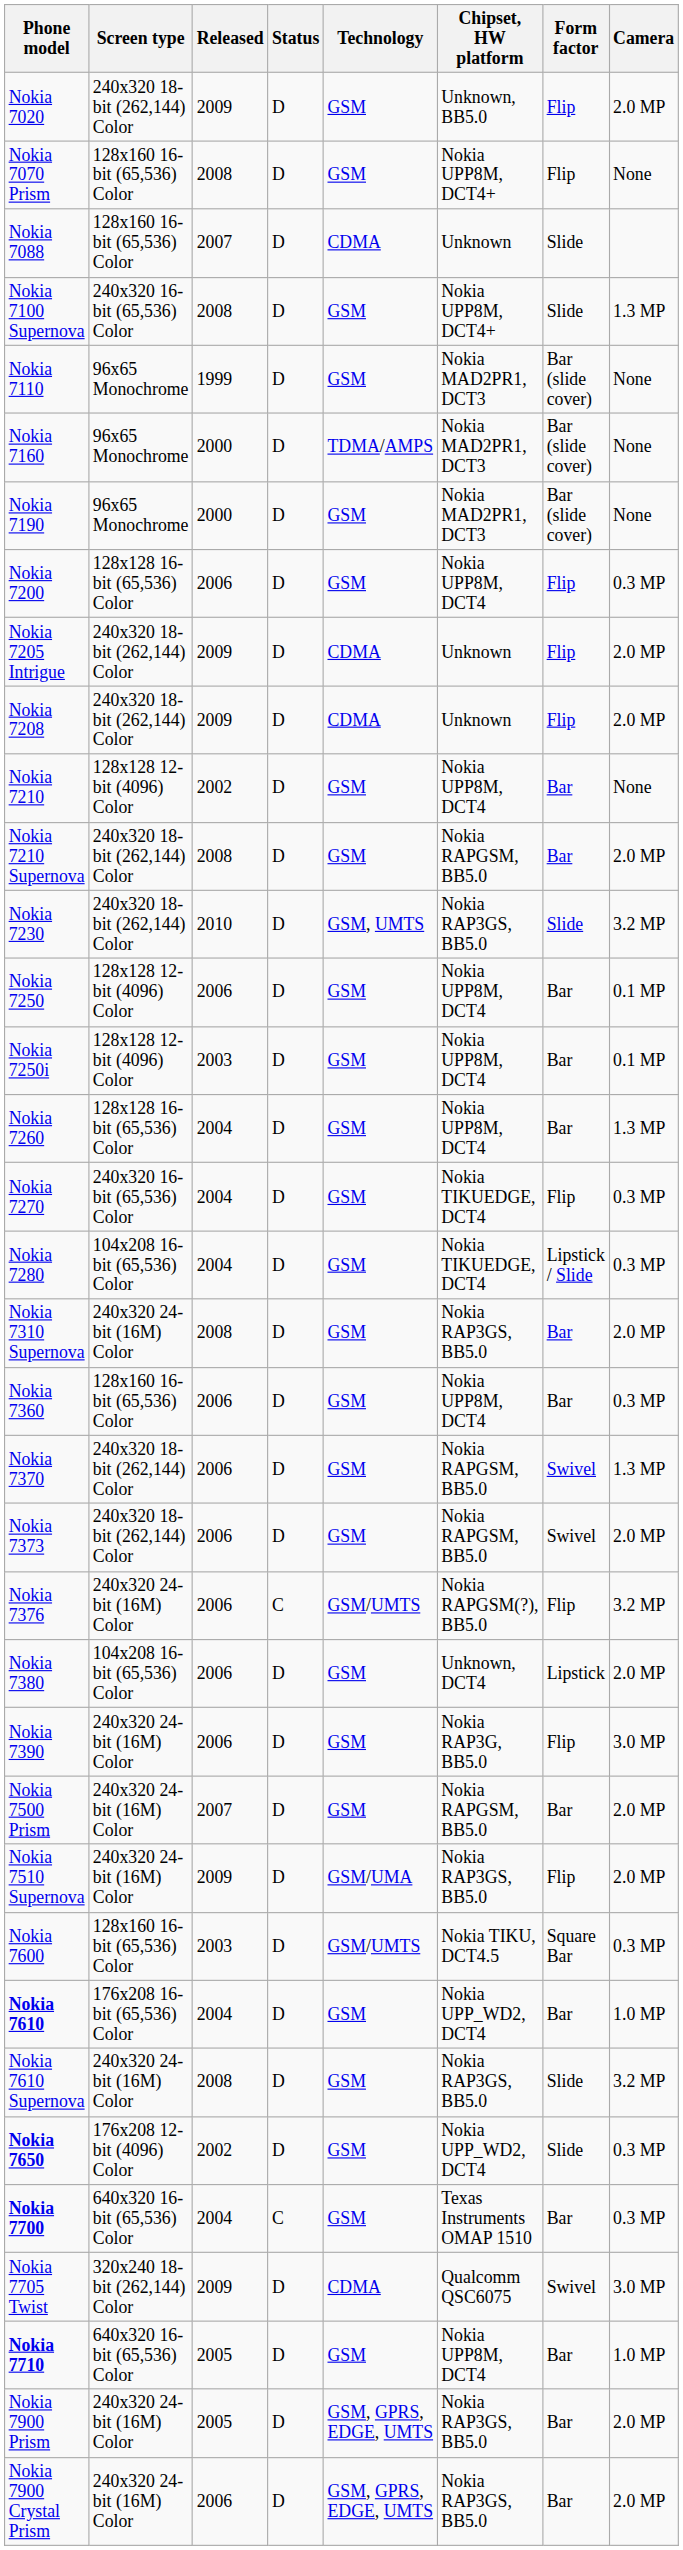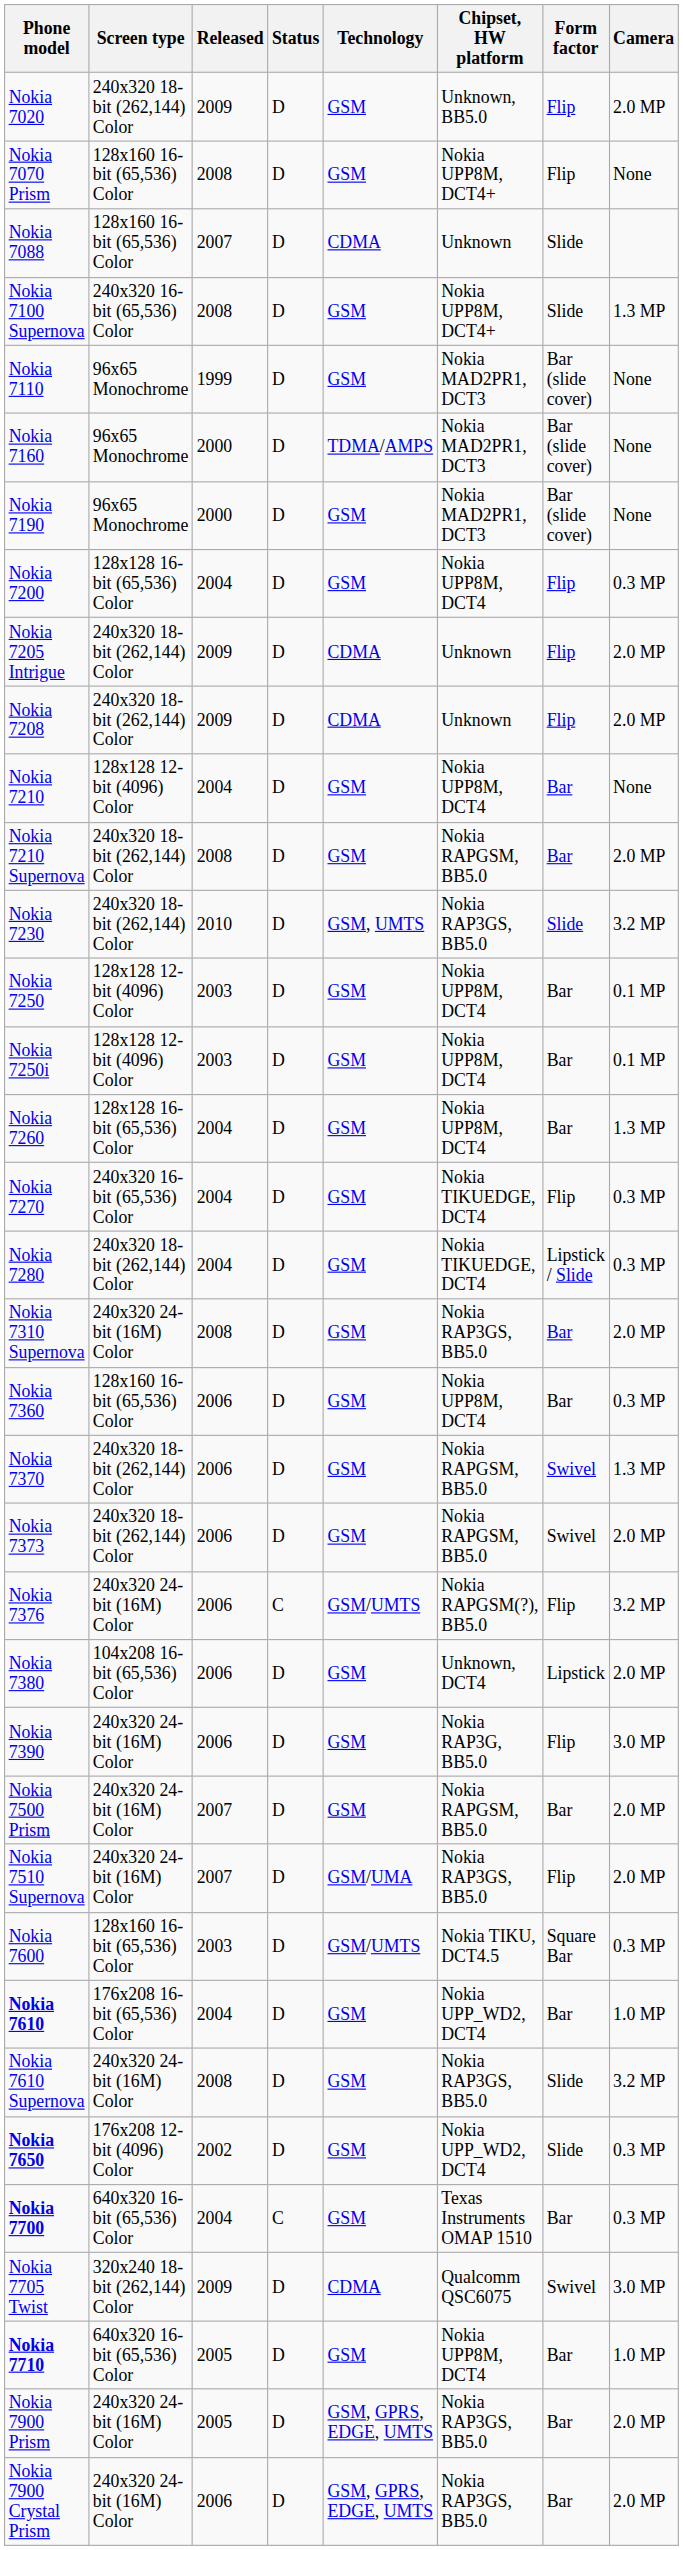(214, 583) 2006 -> (214, 583) 2004
(214, 787) 2002 -> (214, 787) 2004
(214, 992) 2006 -> (214, 992) 2003
(138, 1264) 104x208 16-bit (65,536) Color -> (139, 1264) 240x320 18-bit (262,144) Color
(214, 1877) 2009 -> (214, 1877) 2007
